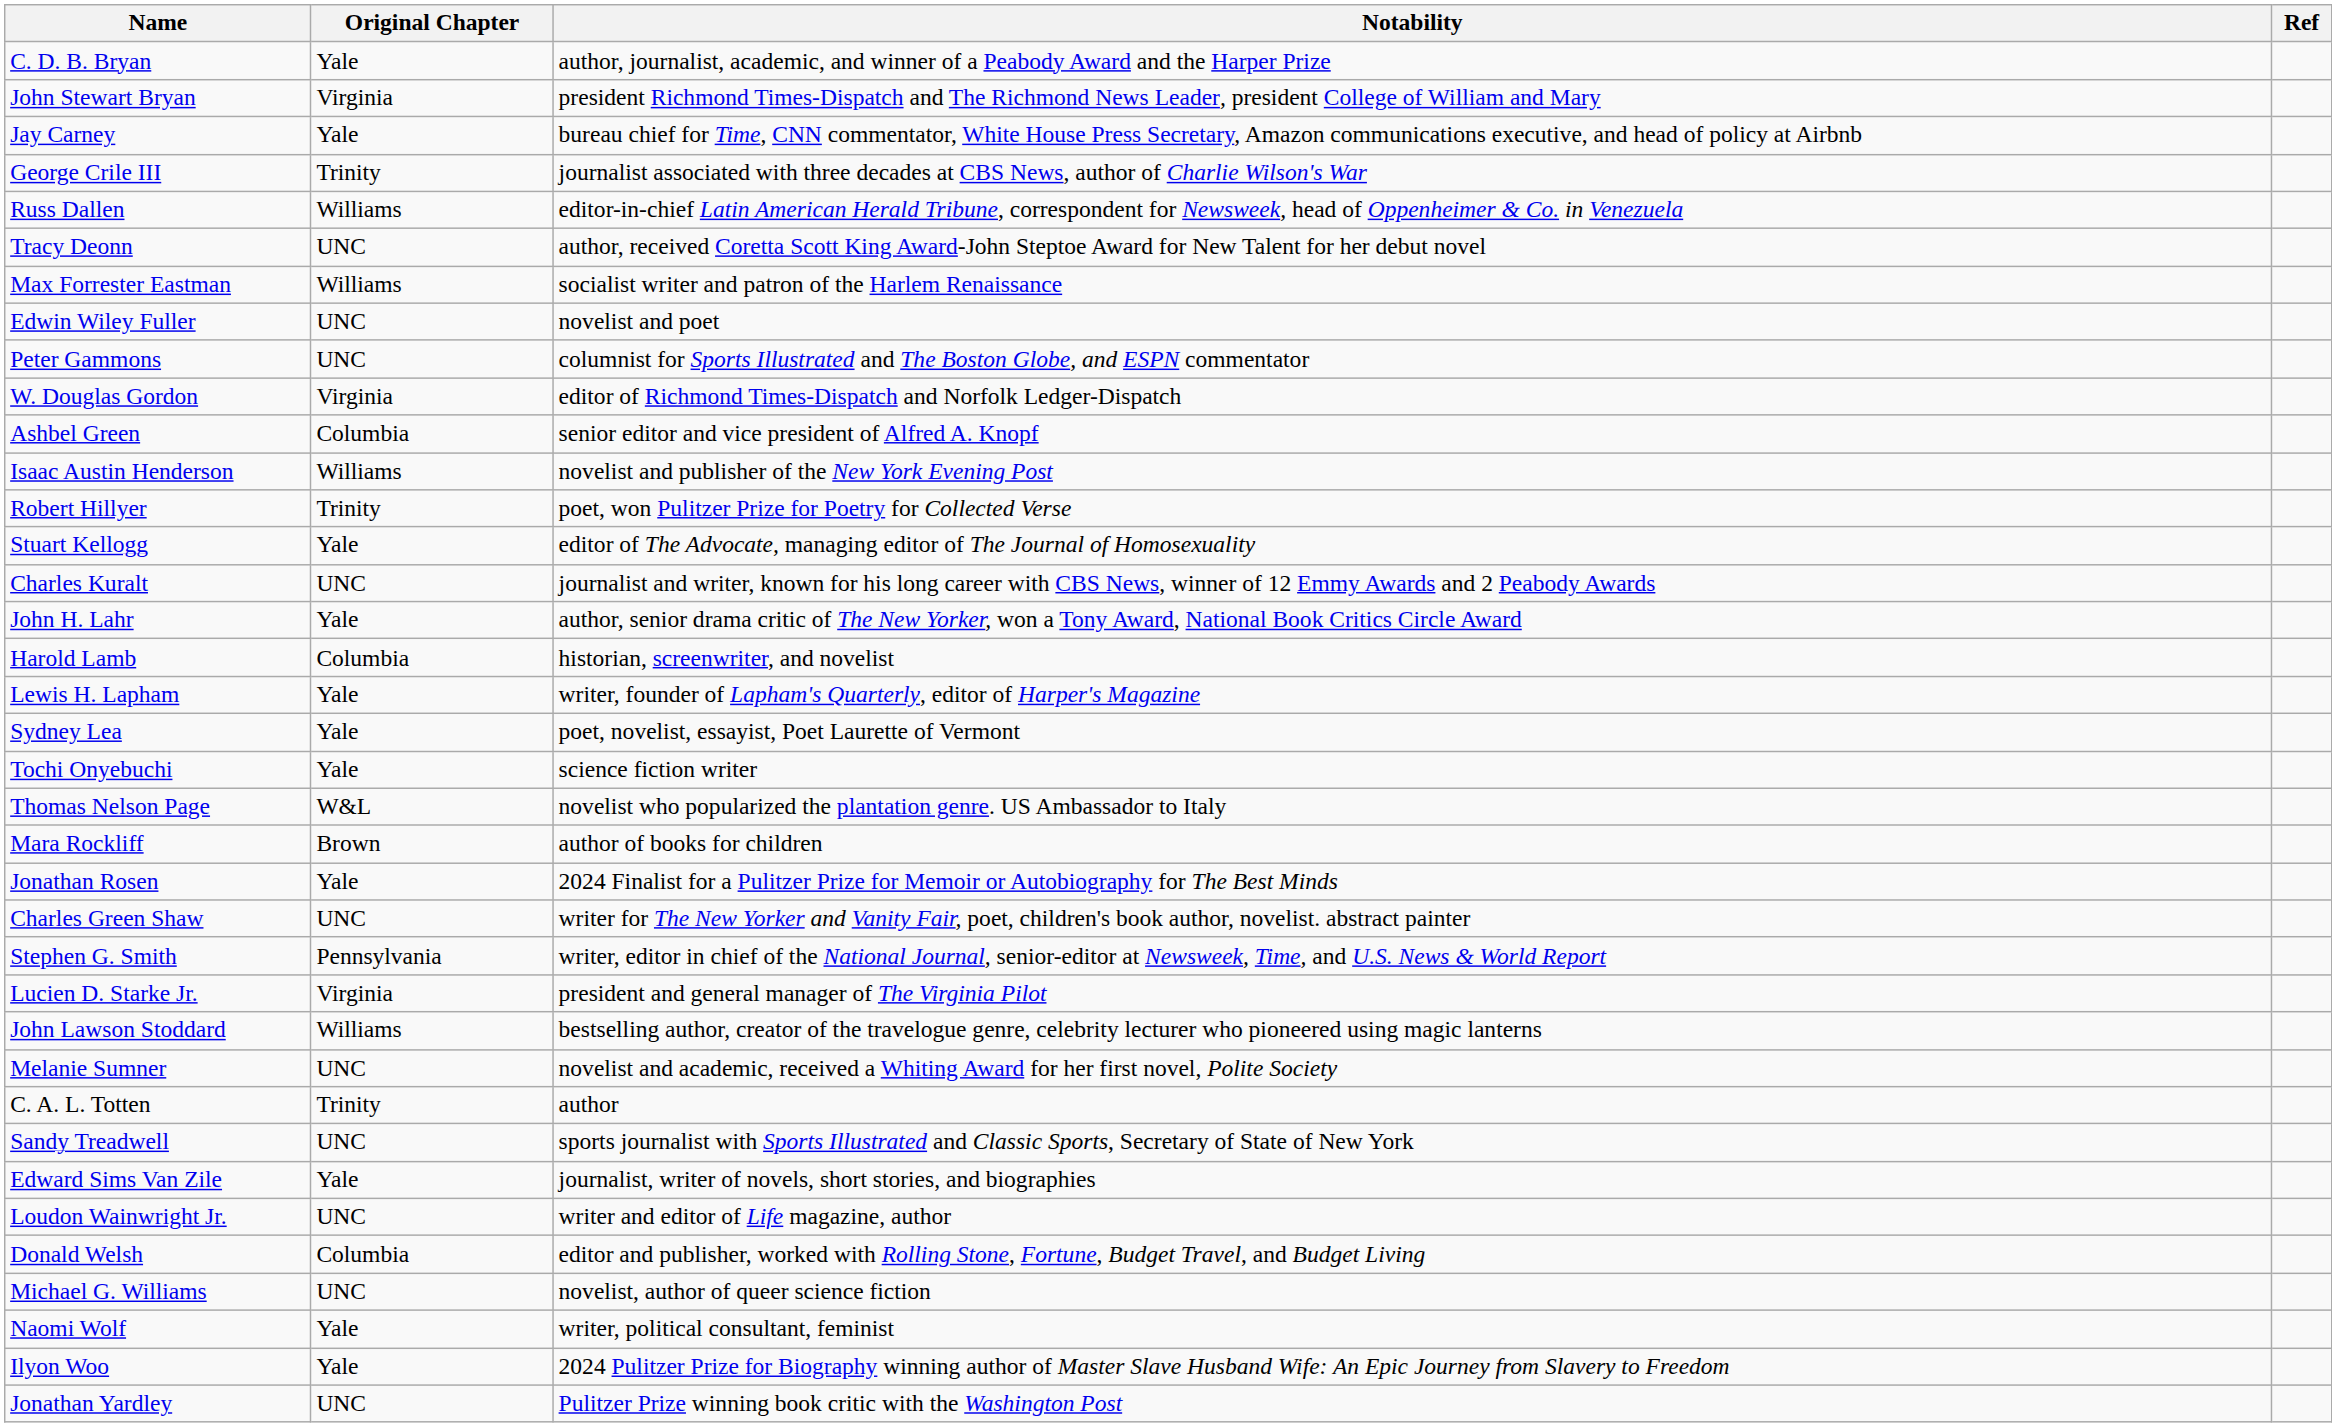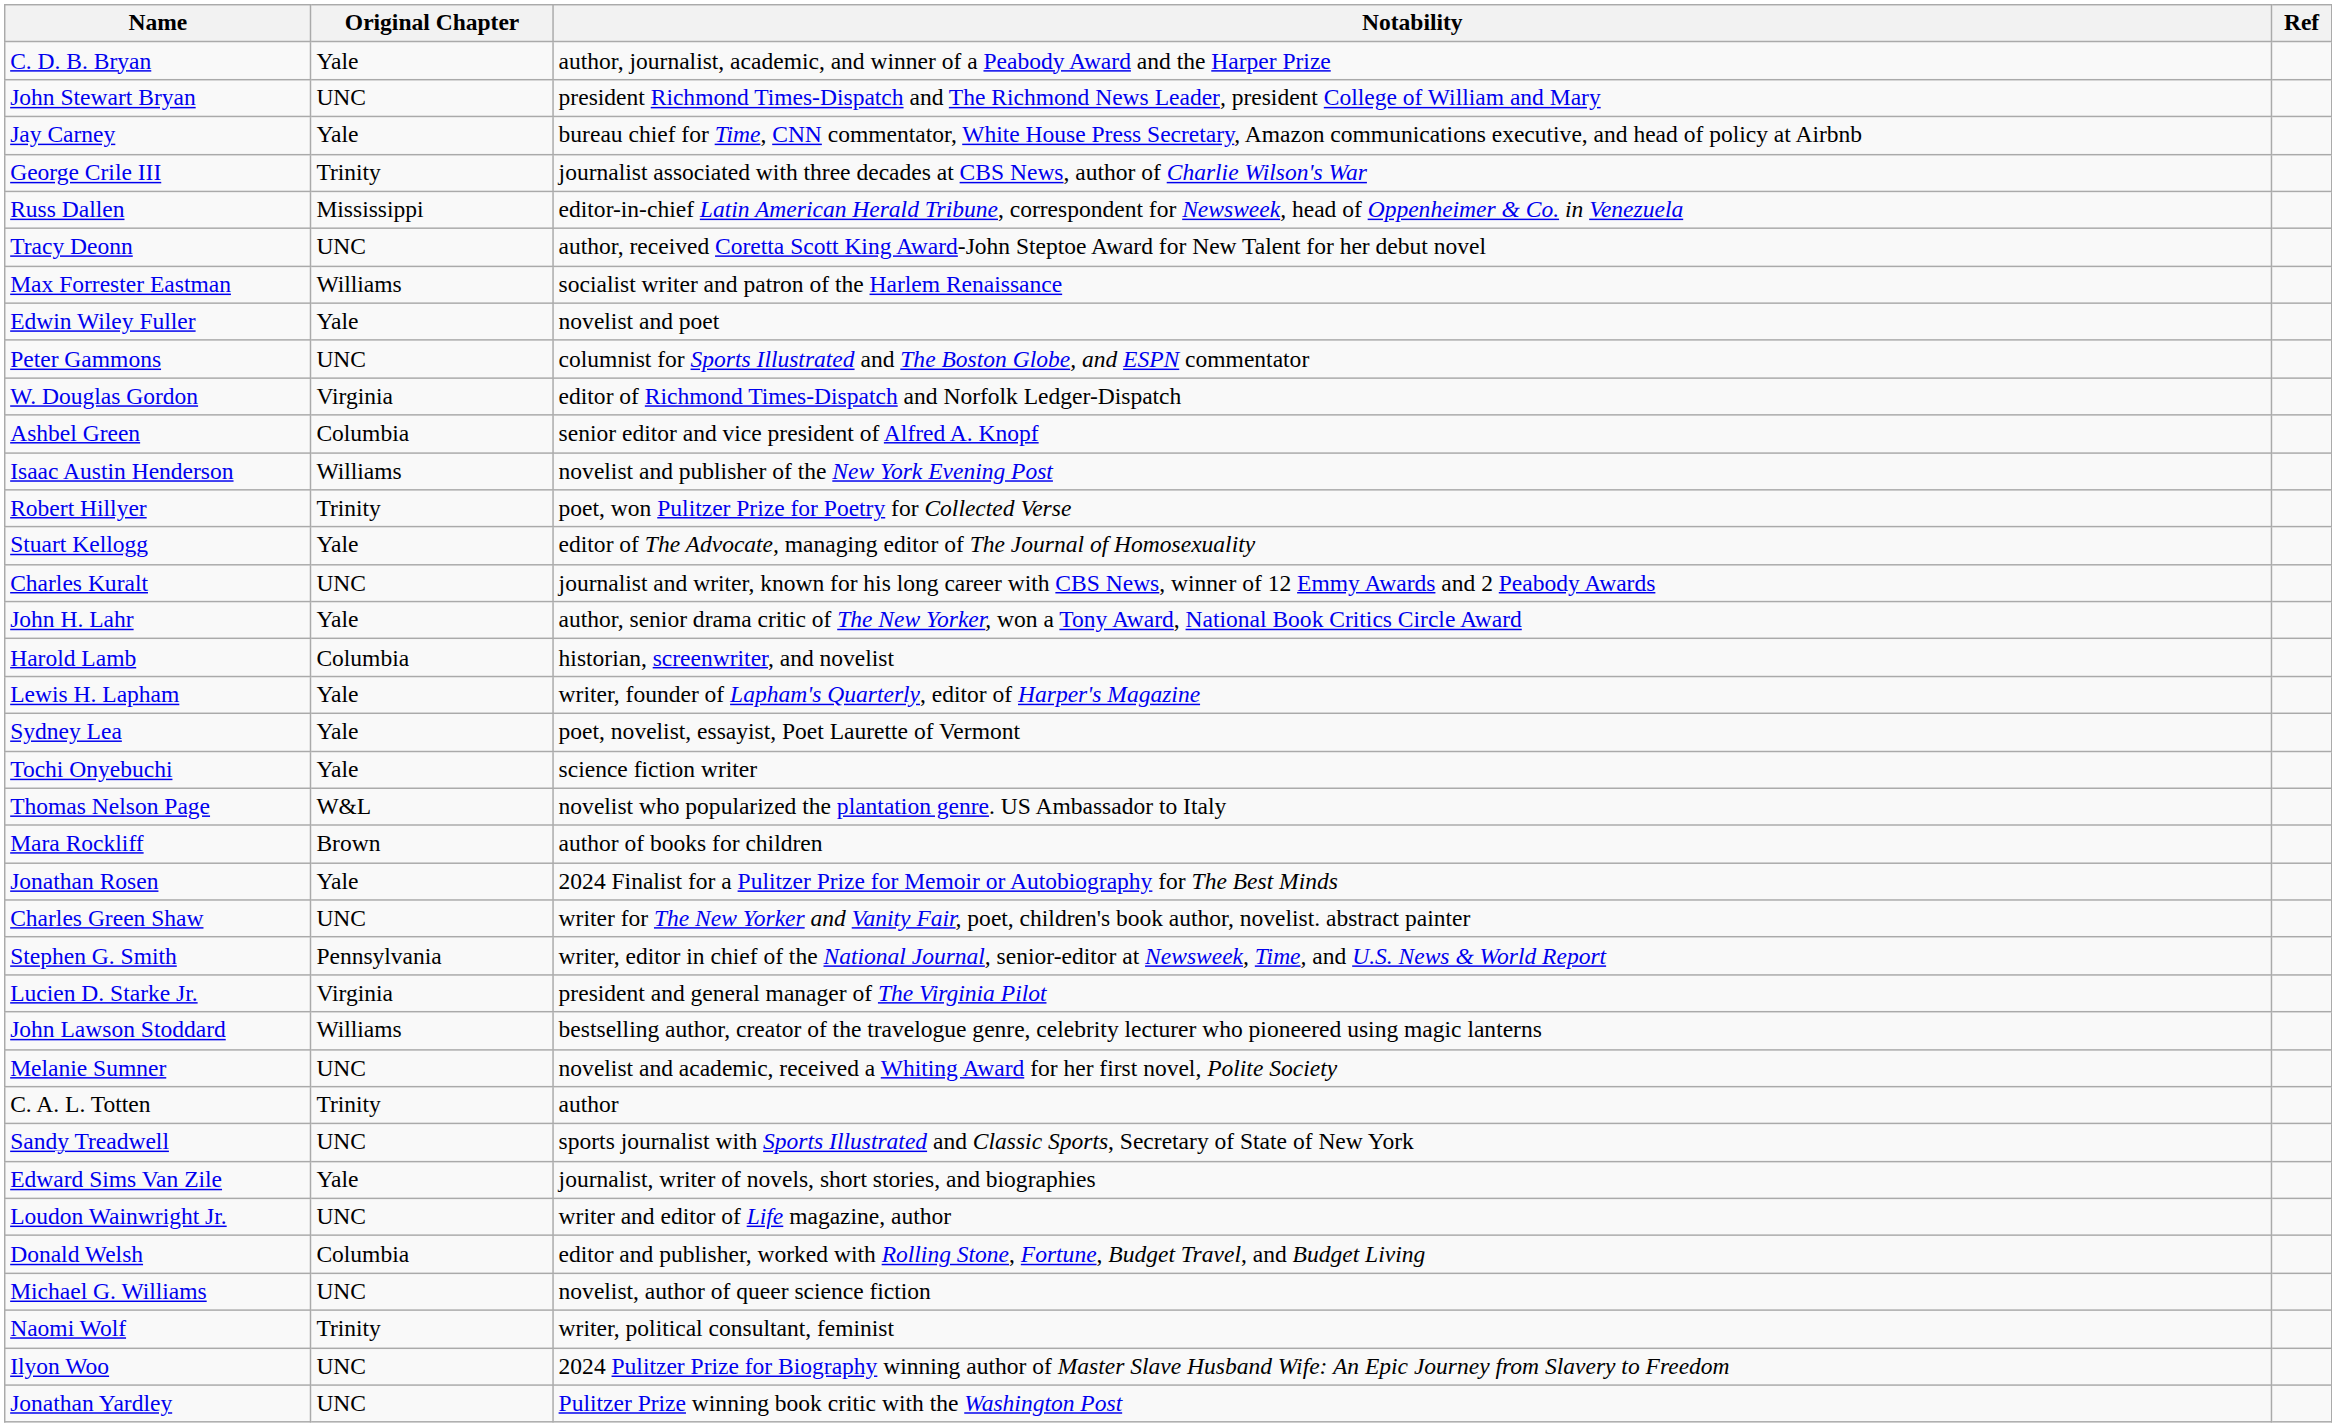(355, 97) Virginia -> (341, 97) UNC
(359, 209) Williams -> (370, 209) Mississippi
(341, 321) UNC -> (337, 321) Yale
(337, 1328) Yale -> (349, 1328) Trinity
(337, 1365) Yale -> (341, 1365) UNC
